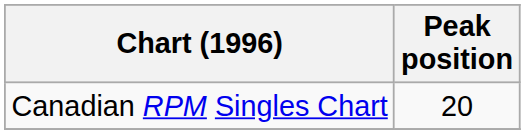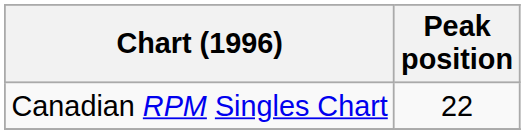(457, 105) 20 -> (457, 105) 22
